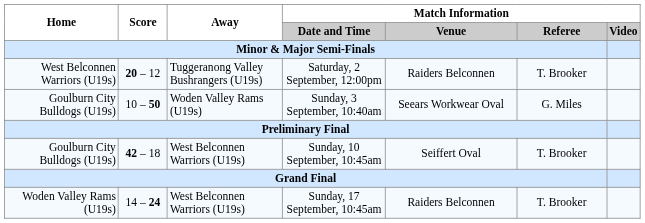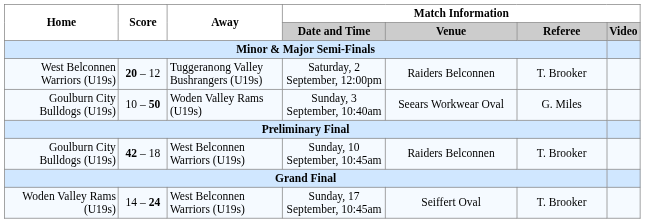(451, 153) Seiffert Oval -> (451, 153) Raiders Belconnen
(451, 202) Raiders Belconnen -> (451, 202) Seiffert Oval
